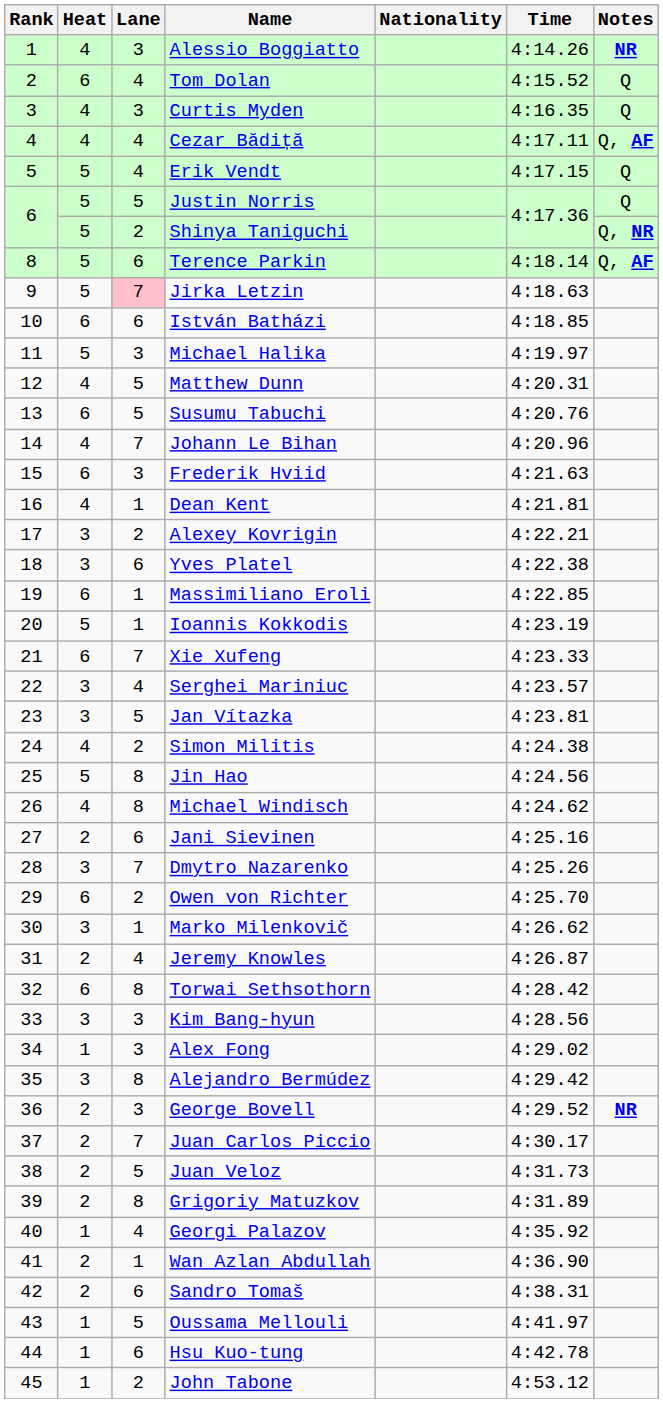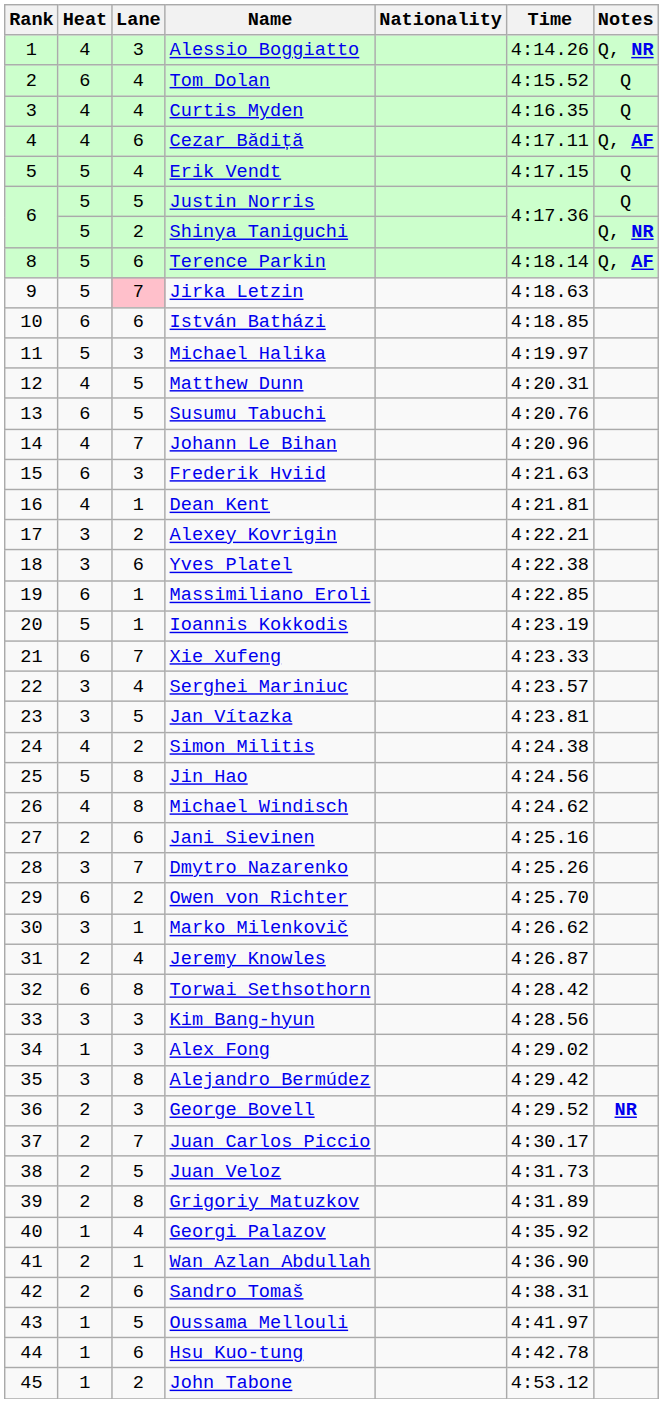(626, 50) NR -> (626, 50) Q, NR
(138, 111) 3 -> (138, 111) 4
(138, 141) 4 -> (138, 141) 6
